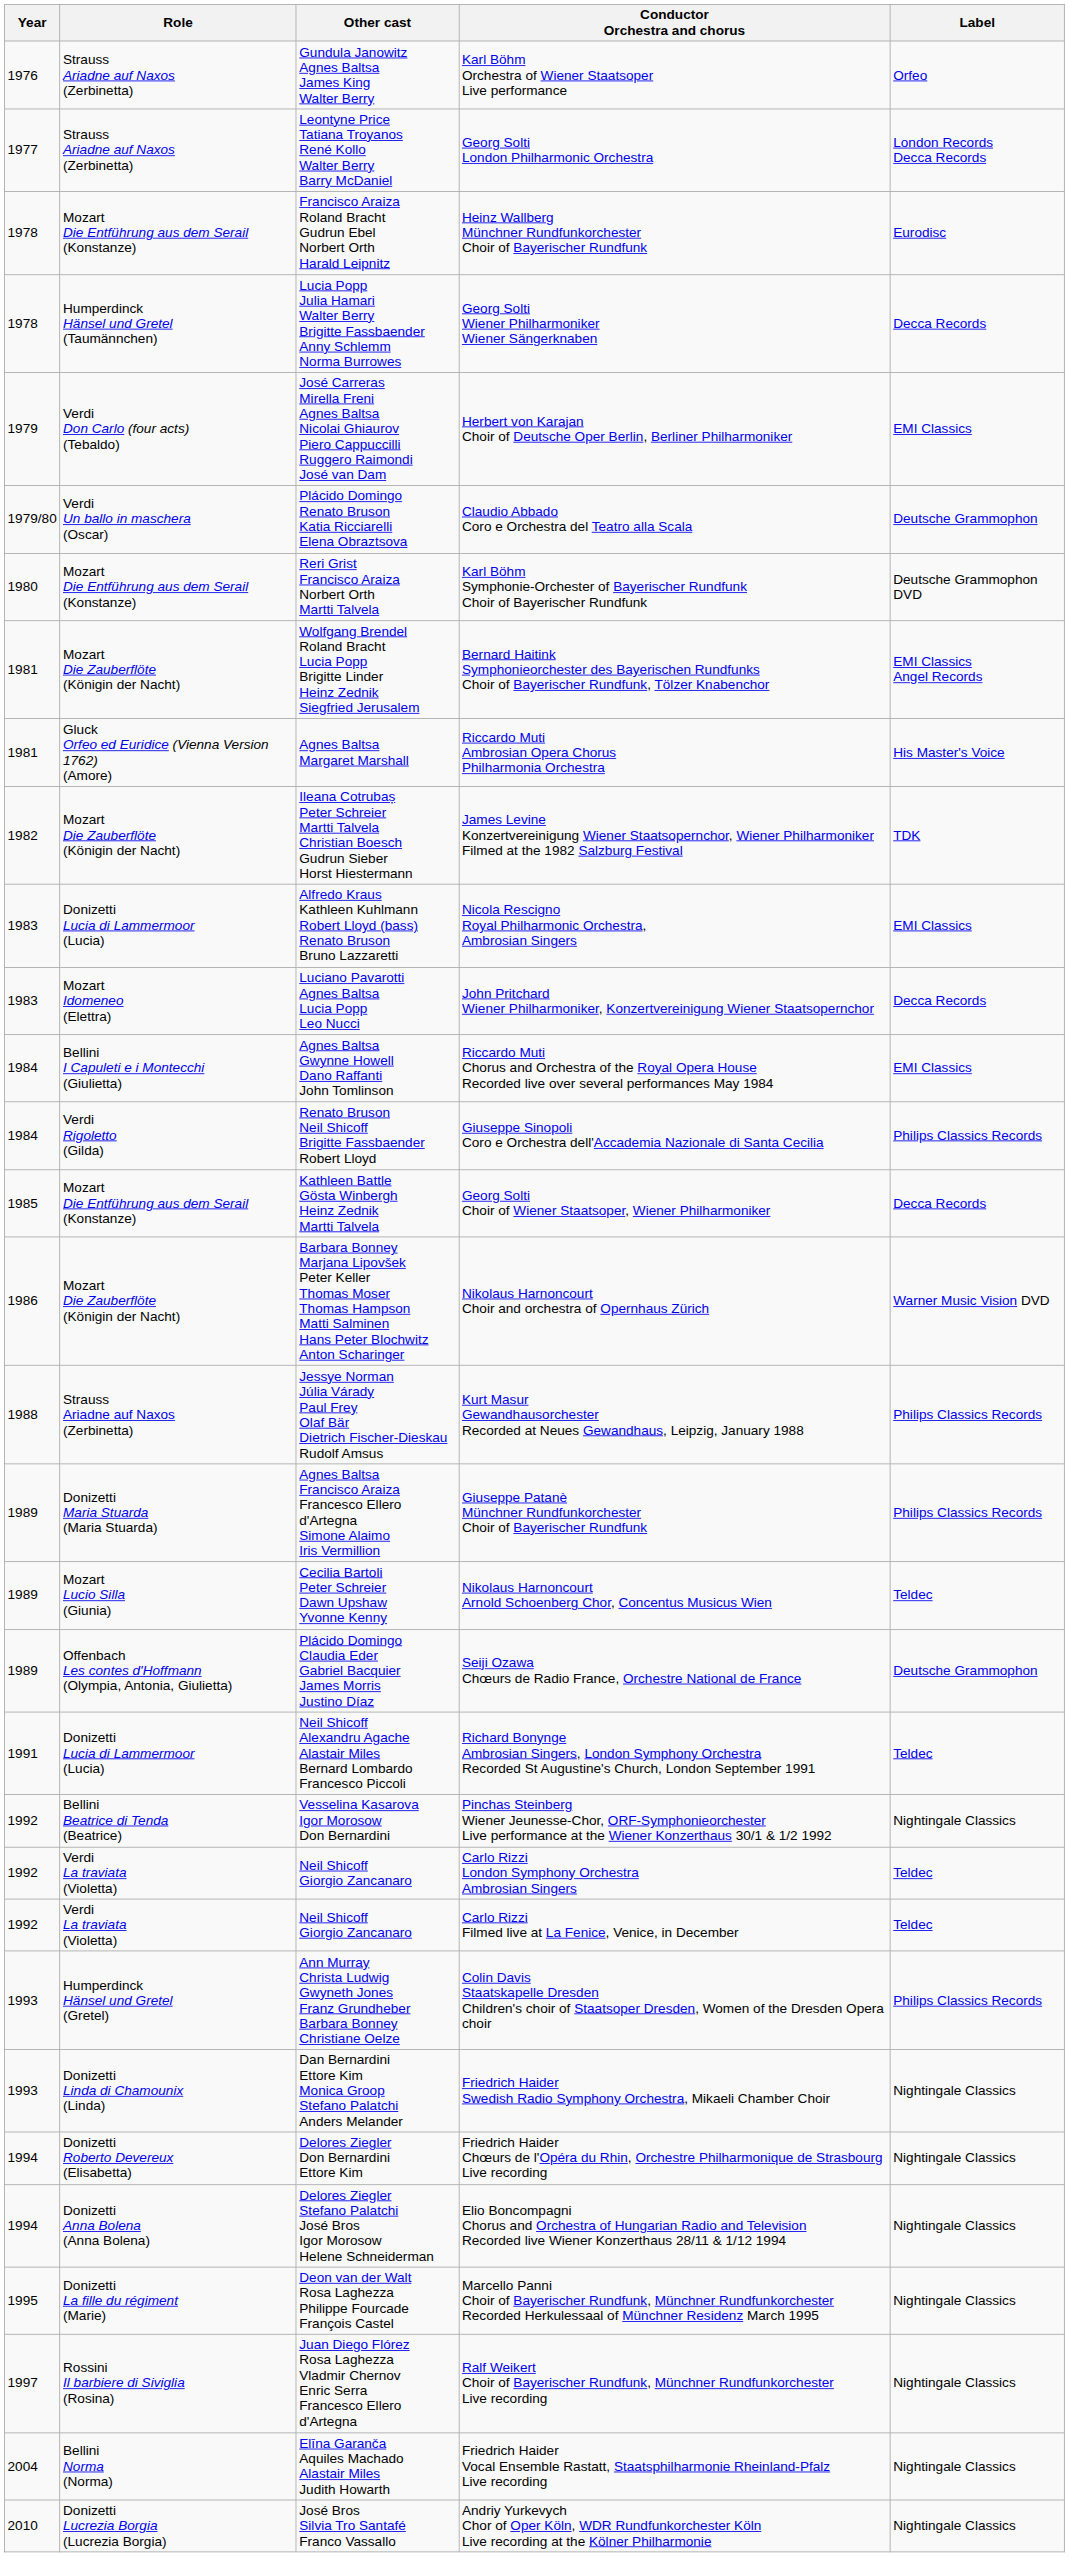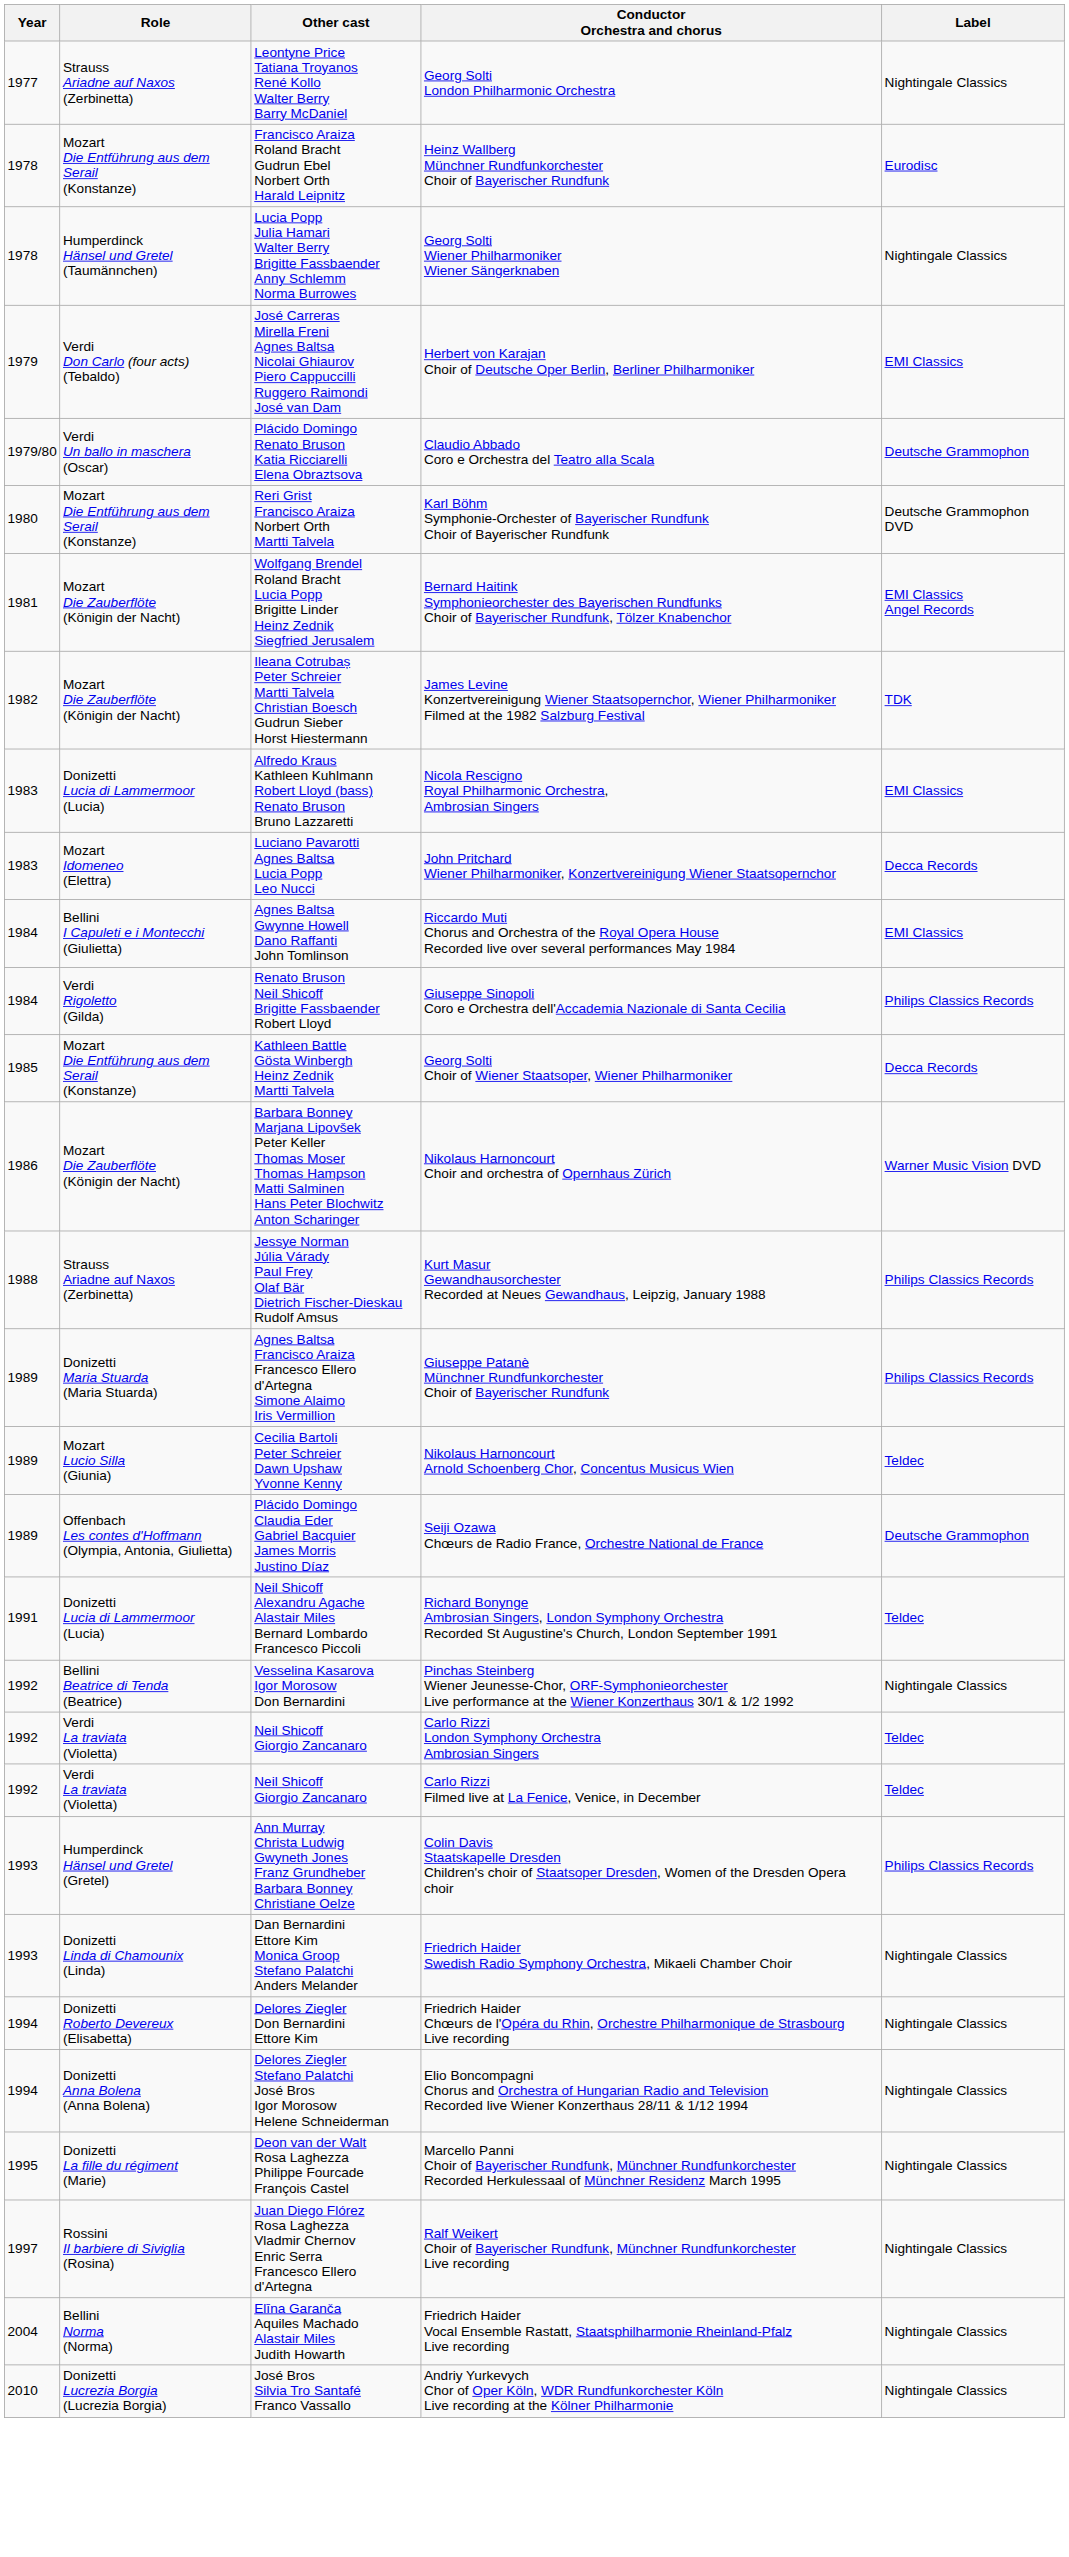- row: (558, 75)
(943, 150) London Records Decca Records -> (946, 82) Nightingale Classics
(940, 323) Decca Records -> (946, 255) Nightingale Classics
- row: (539, 752)
